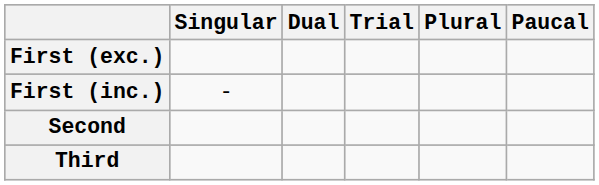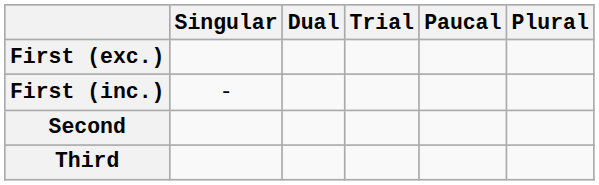columns swapped: (550, 22) <-> (463, 22)
